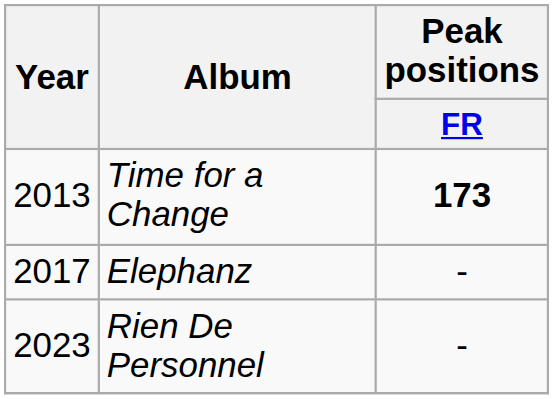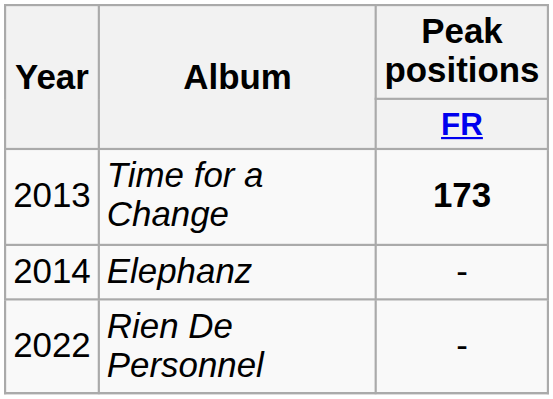(52, 270) 2017 -> (52, 270) 2014
(52, 345) 2023 -> (52, 345) 2022
